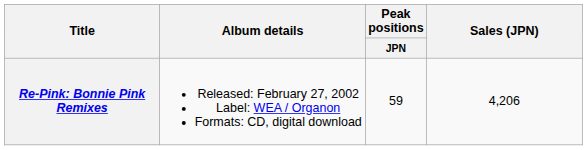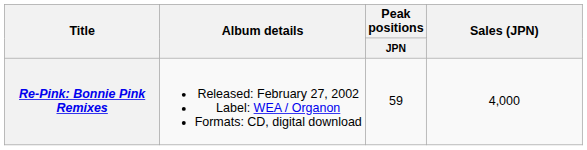(504, 101) 4,206 -> (504, 101) 4,000
